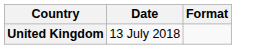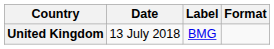+ column: (202, 14)
